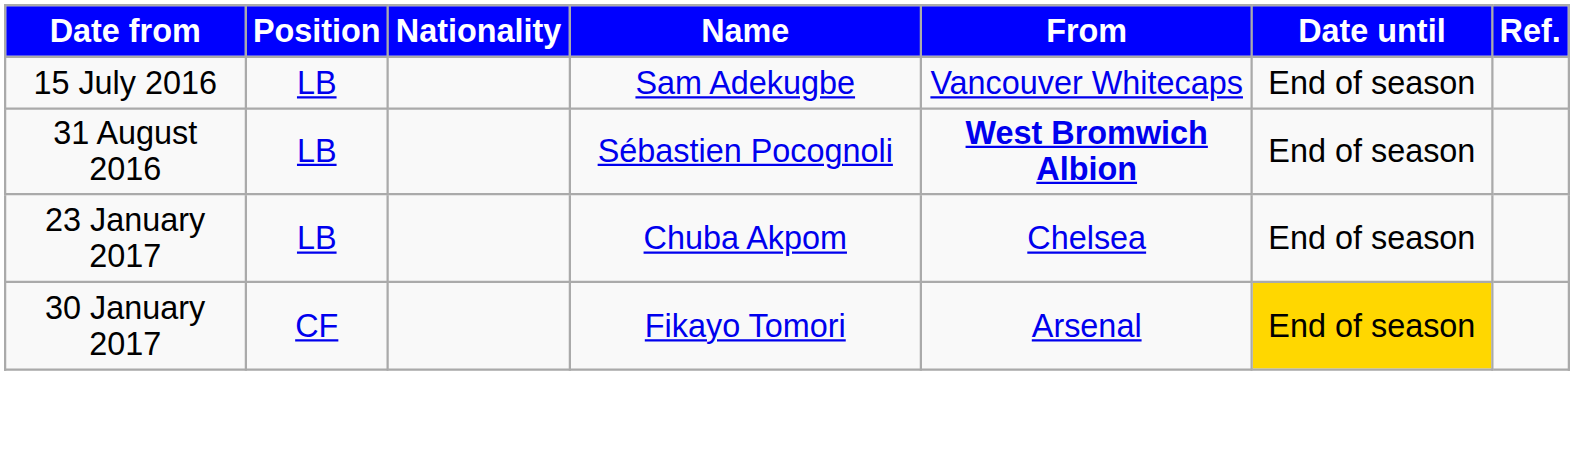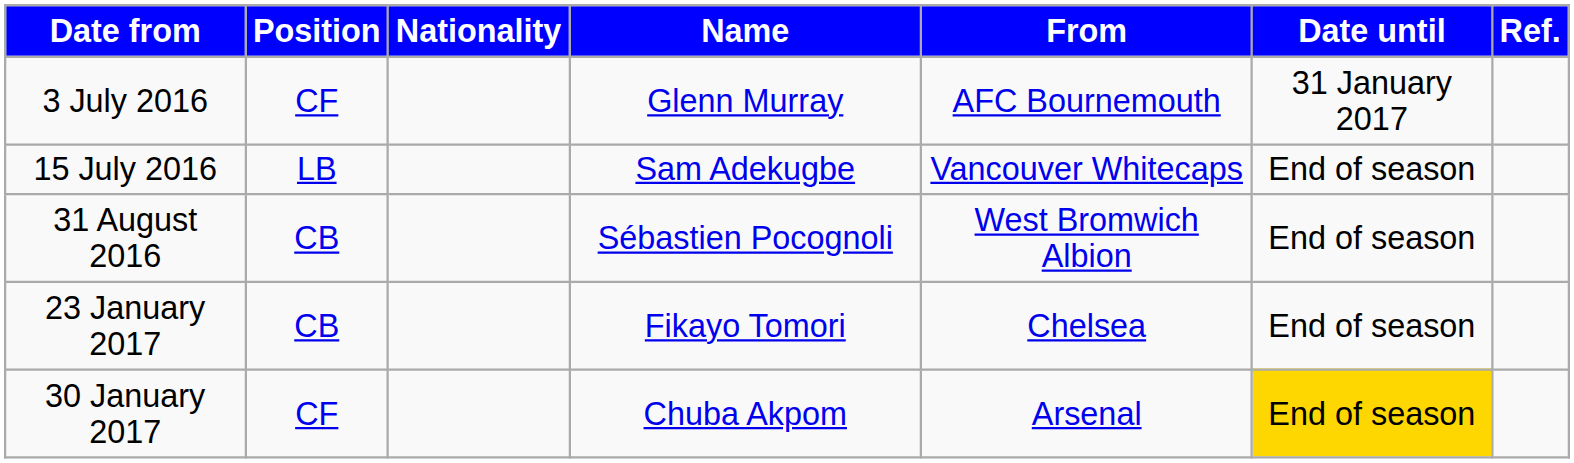+ row: (125, 100)
(317, 151) LB -> (317, 239) CB
(1087, 151) bold -> (1087, 239) normal
(317, 239) LB -> (317, 326) CB
(745, 239) Chuba Akpom -> (745, 326) Fikayo Tomori
(745, 326) Fikayo Tomori -> (745, 413) Chuba Akpom
